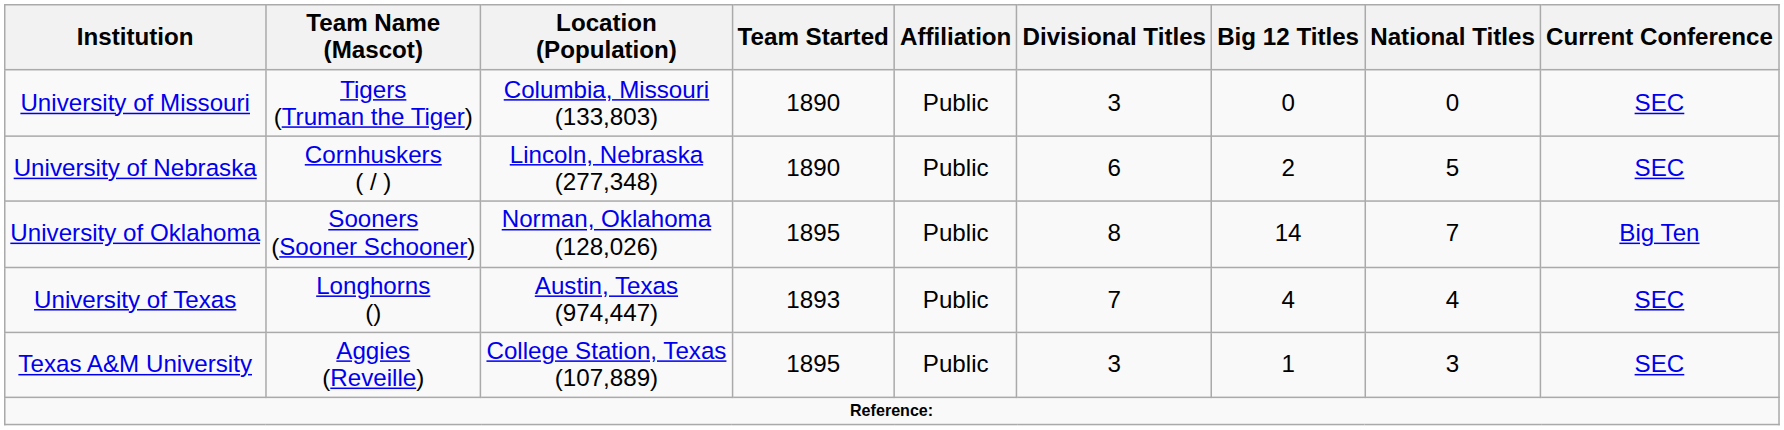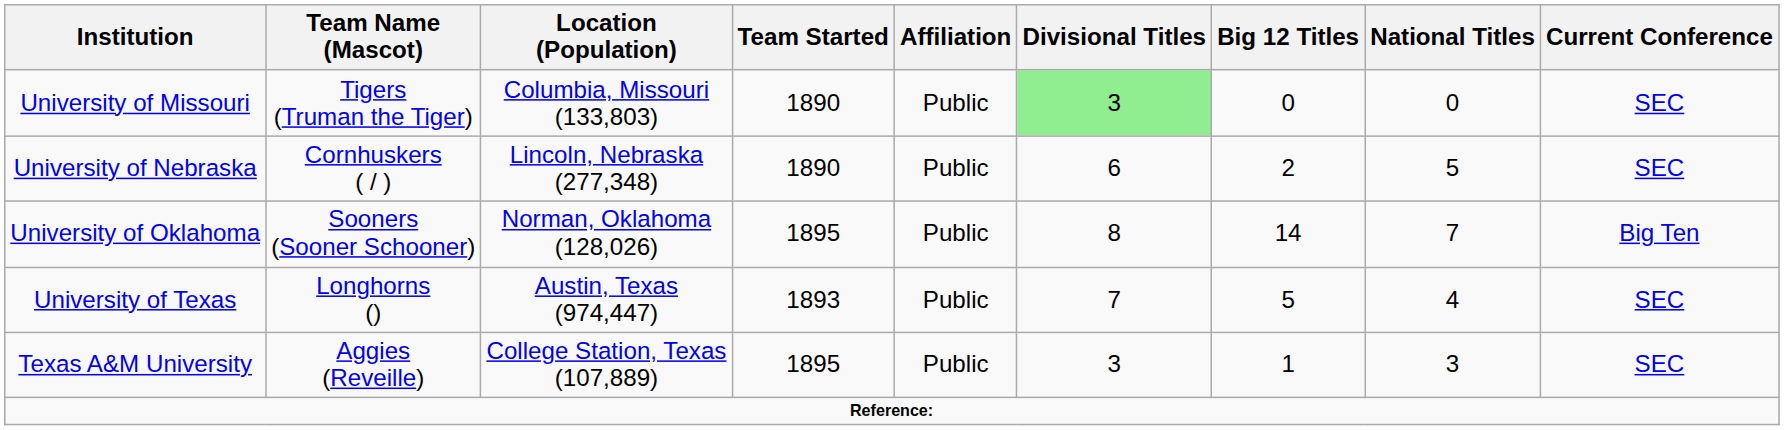(1114, 102) no background -> (1114, 102) lightgreen background
(1288, 299) 4 -> (1288, 299) 5
